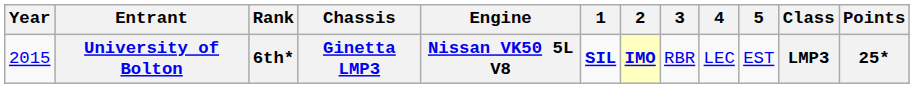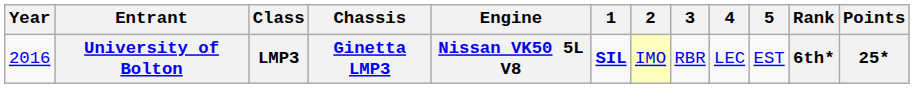columns swapped: (809, 19) <-> (273, 19)
(30, 58) 2015 -> (30, 58) 2016
(640, 58) bold -> (651, 58) normal
